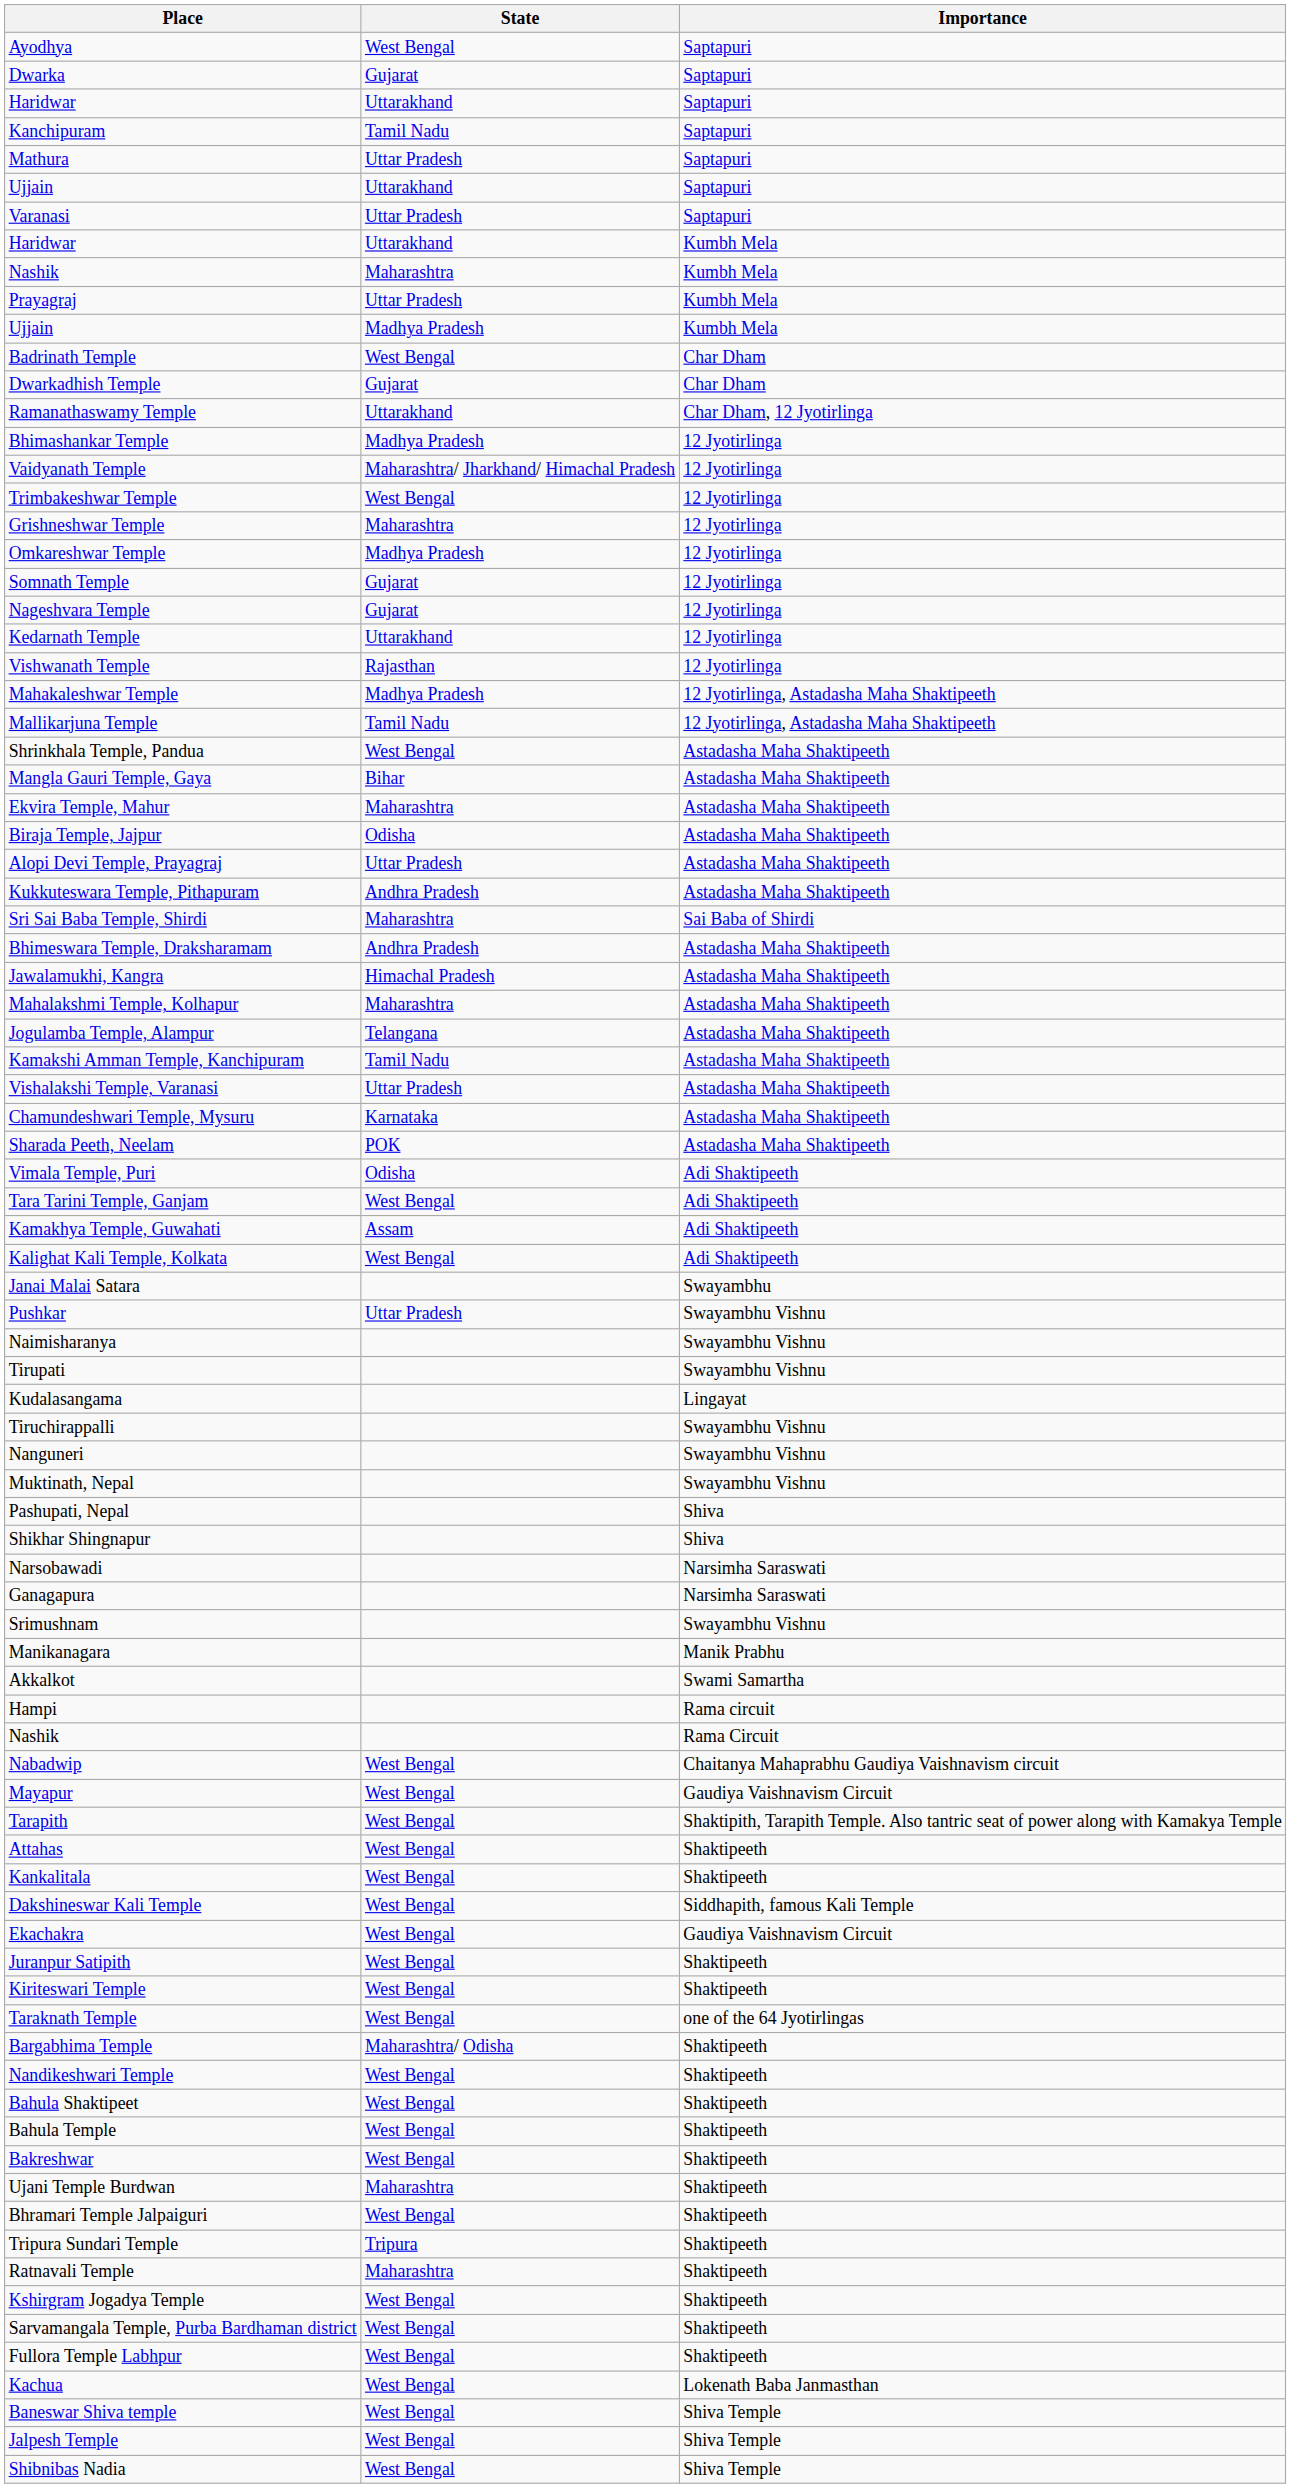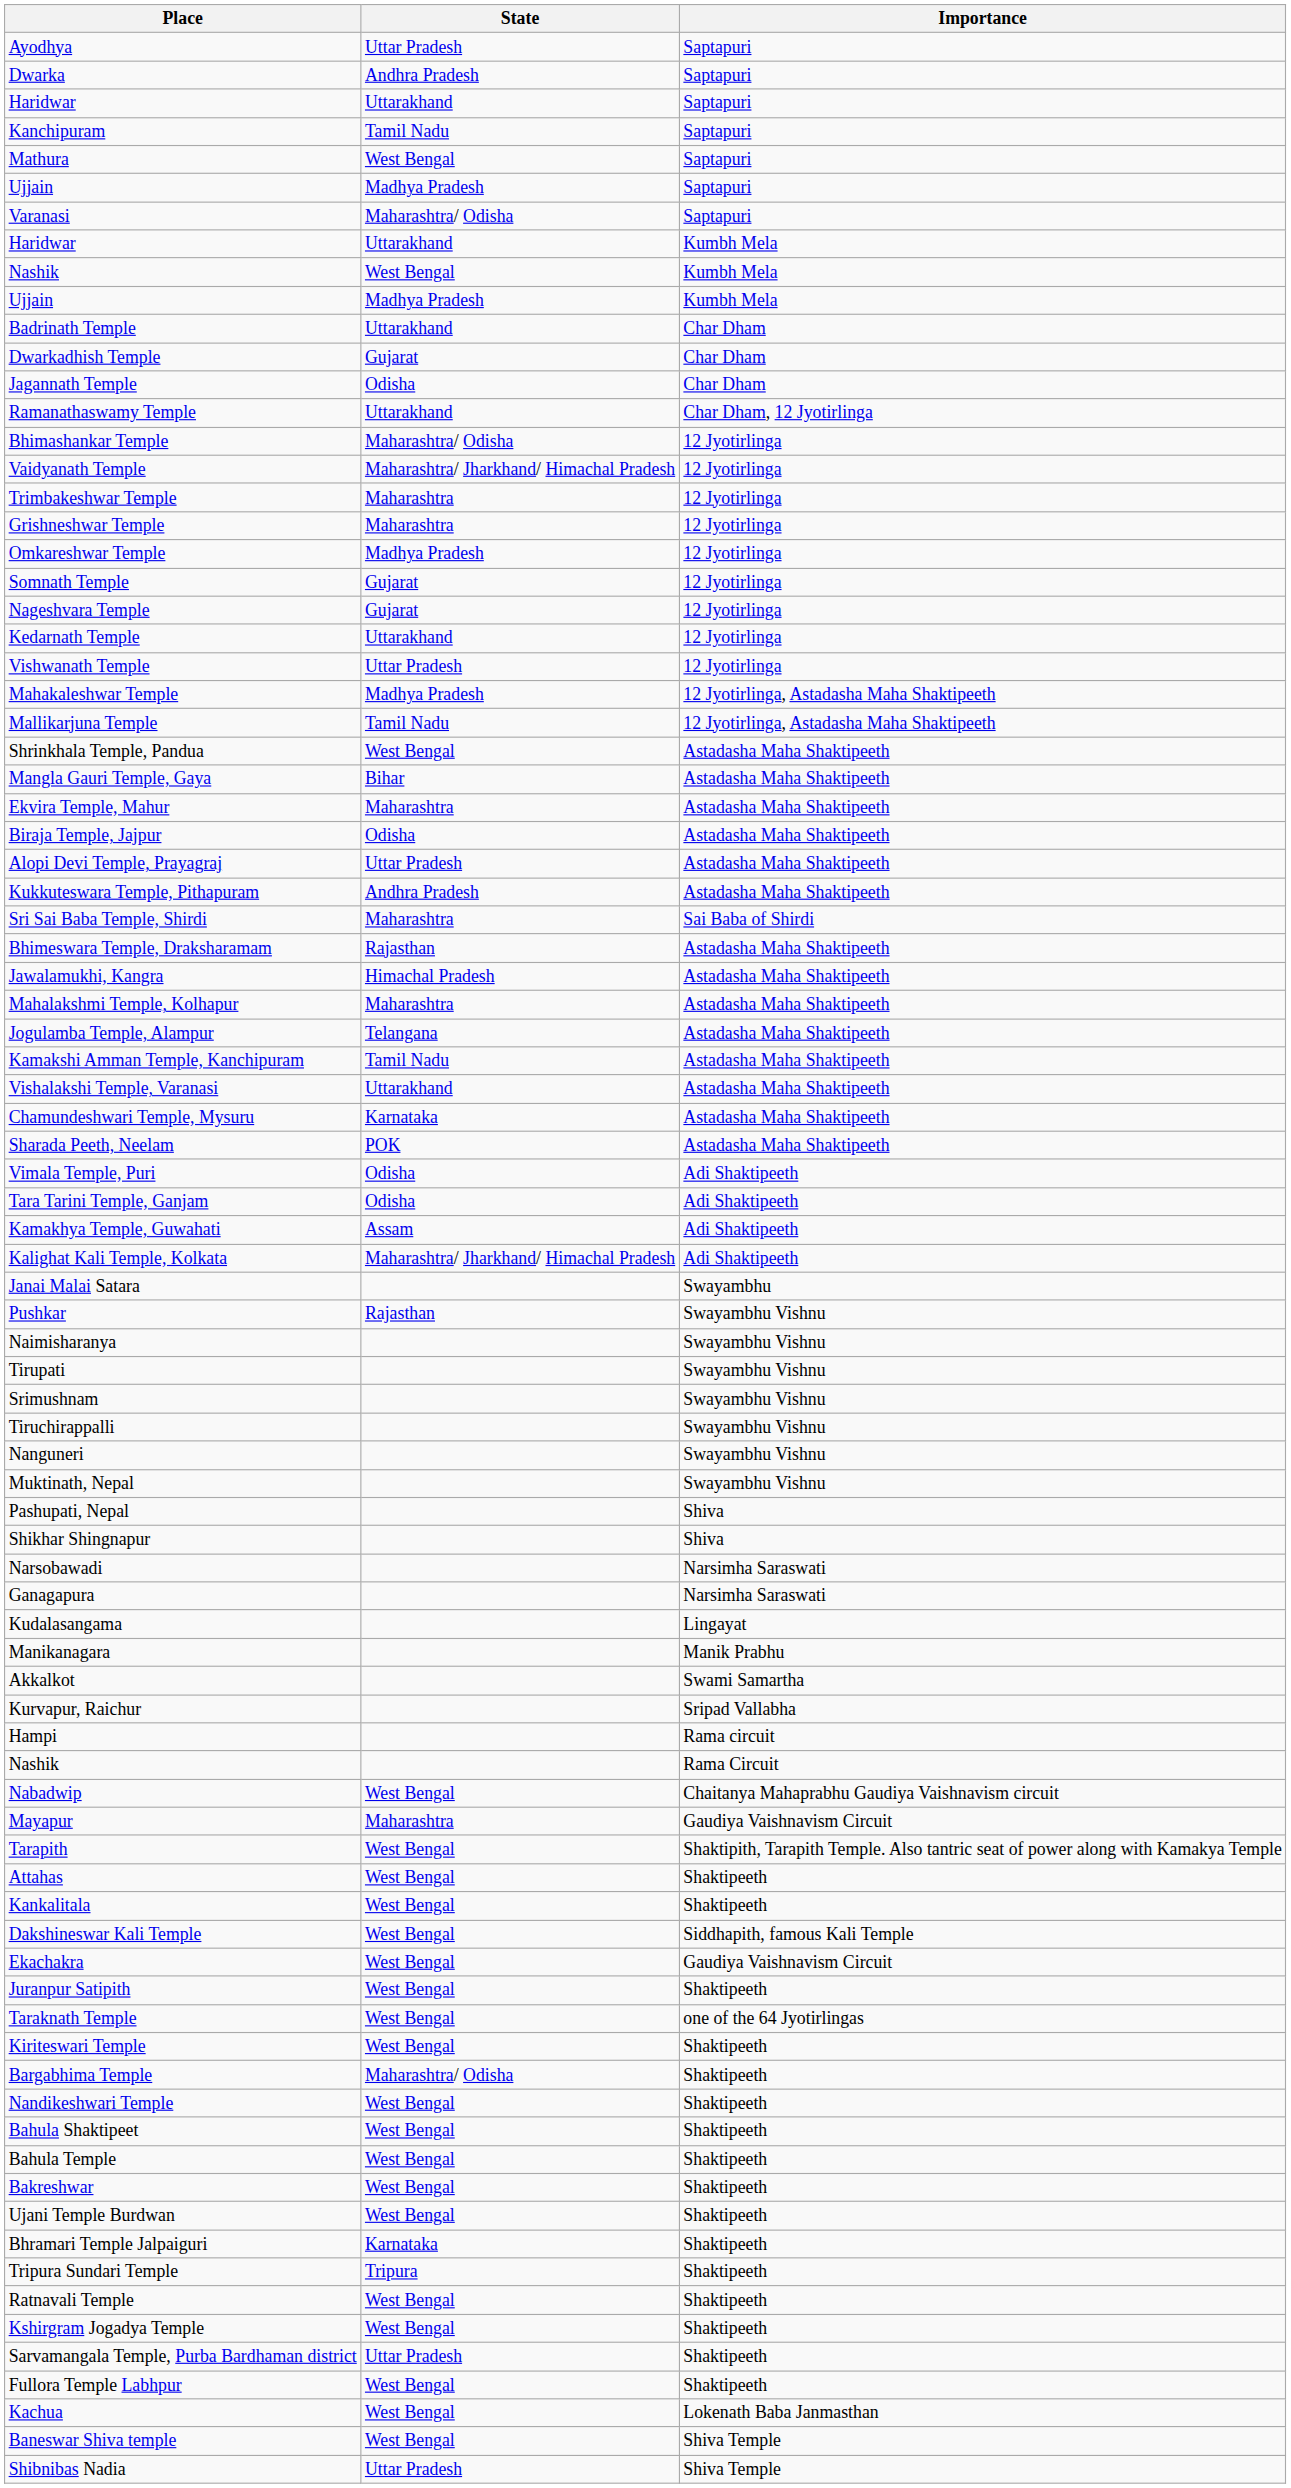(410, 46) West Bengal -> (414, 46) Uttar Pradesh
(392, 74) Gujarat -> (422, 74) Andhra Pradesh
(414, 159) Uttar Pradesh -> (410, 159) West Bengal
(409, 187) Uttarakhand -> (424, 187) Madhya Pradesh
(414, 215) Uttar Pradesh -> (439, 215) Maharashtra/ Odisha
(409, 272) Maharashtra -> (410, 272) West Bengal
- row: (43, 300)
(410, 356) West Bengal -> (409, 328) Uttarakhand
+ row: (73, 384)
(424, 441) Madhya Pradesh -> (439, 441) Maharashtra/ Odisha
(410, 497) West Bengal -> (409, 497) Maharashtra
(400, 666) Rajasthan -> (414, 666) Uttar Pradesh
(422, 948) Andhra Pradesh -> (400, 948) Rajasthan
(414, 1088) Uttar Pradesh -> (409, 1088) Uttarakhand
(410, 1201) West Bengal -> (390, 1201) Odisha
(410, 1257) West Bengal -> (520, 1257) Maharashtra/ Jharkhand/ Himachal Pradesh
(414, 1314) Uttar Pradesh -> (400, 1314) Rajasthan
rows swapped: (54, 1624) <-> (65, 1398)
+ row: (75, 1708)
(410, 1793) West Bengal -> (409, 1821) Maharashtra
rows swapped: (77, 1990) <-> (73, 2018)
(409, 2187) Maharashtra -> (410, 2215) West Bengal
(410, 2215) West Bengal -> (401, 2243) Karnataka
(409, 2271) Maharashtra -> (410, 2300) West Bengal
(410, 2328) West Bengal -> (414, 2356) Uttar Pradesh
- row: (63, 2440)
(410, 2469) West Bengal -> (414, 2469) Uttar Pradesh
